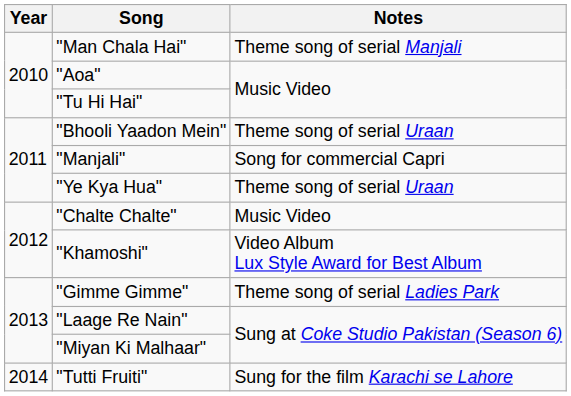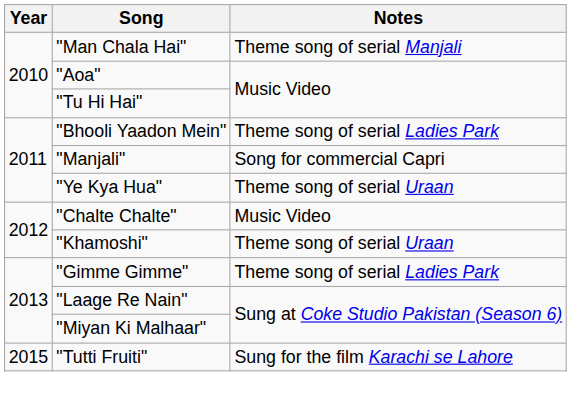(344, 131) Theme song of serial Uraan -> (367, 131) Theme song of serial Ladies Park
(358, 253) Video Album Lux Style Award for Best Album -> (344, 243) Theme song of serial Uraan
(28, 376) 2014 -> (28, 356) 2015
